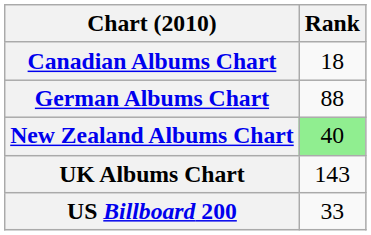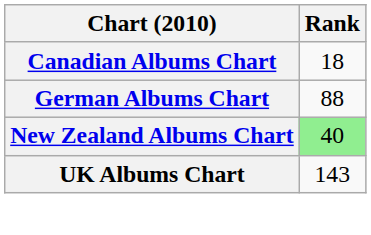- row: (152, 211)
